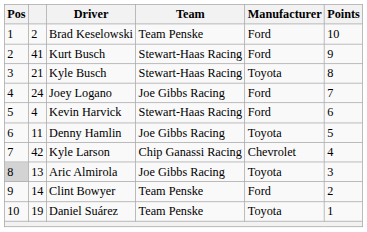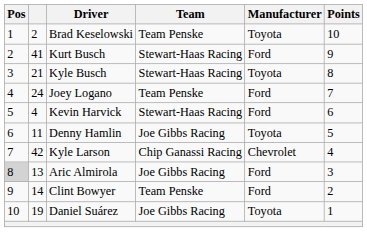(259, 33) Ford -> (265, 33) Toyota
(182, 92) Joe Gibbs Racing -> (171, 92) Team Penske
(265, 171) Toyota -> (259, 171) Ford
(171, 210) Team Penske -> (182, 210) Joe Gibbs Racing
